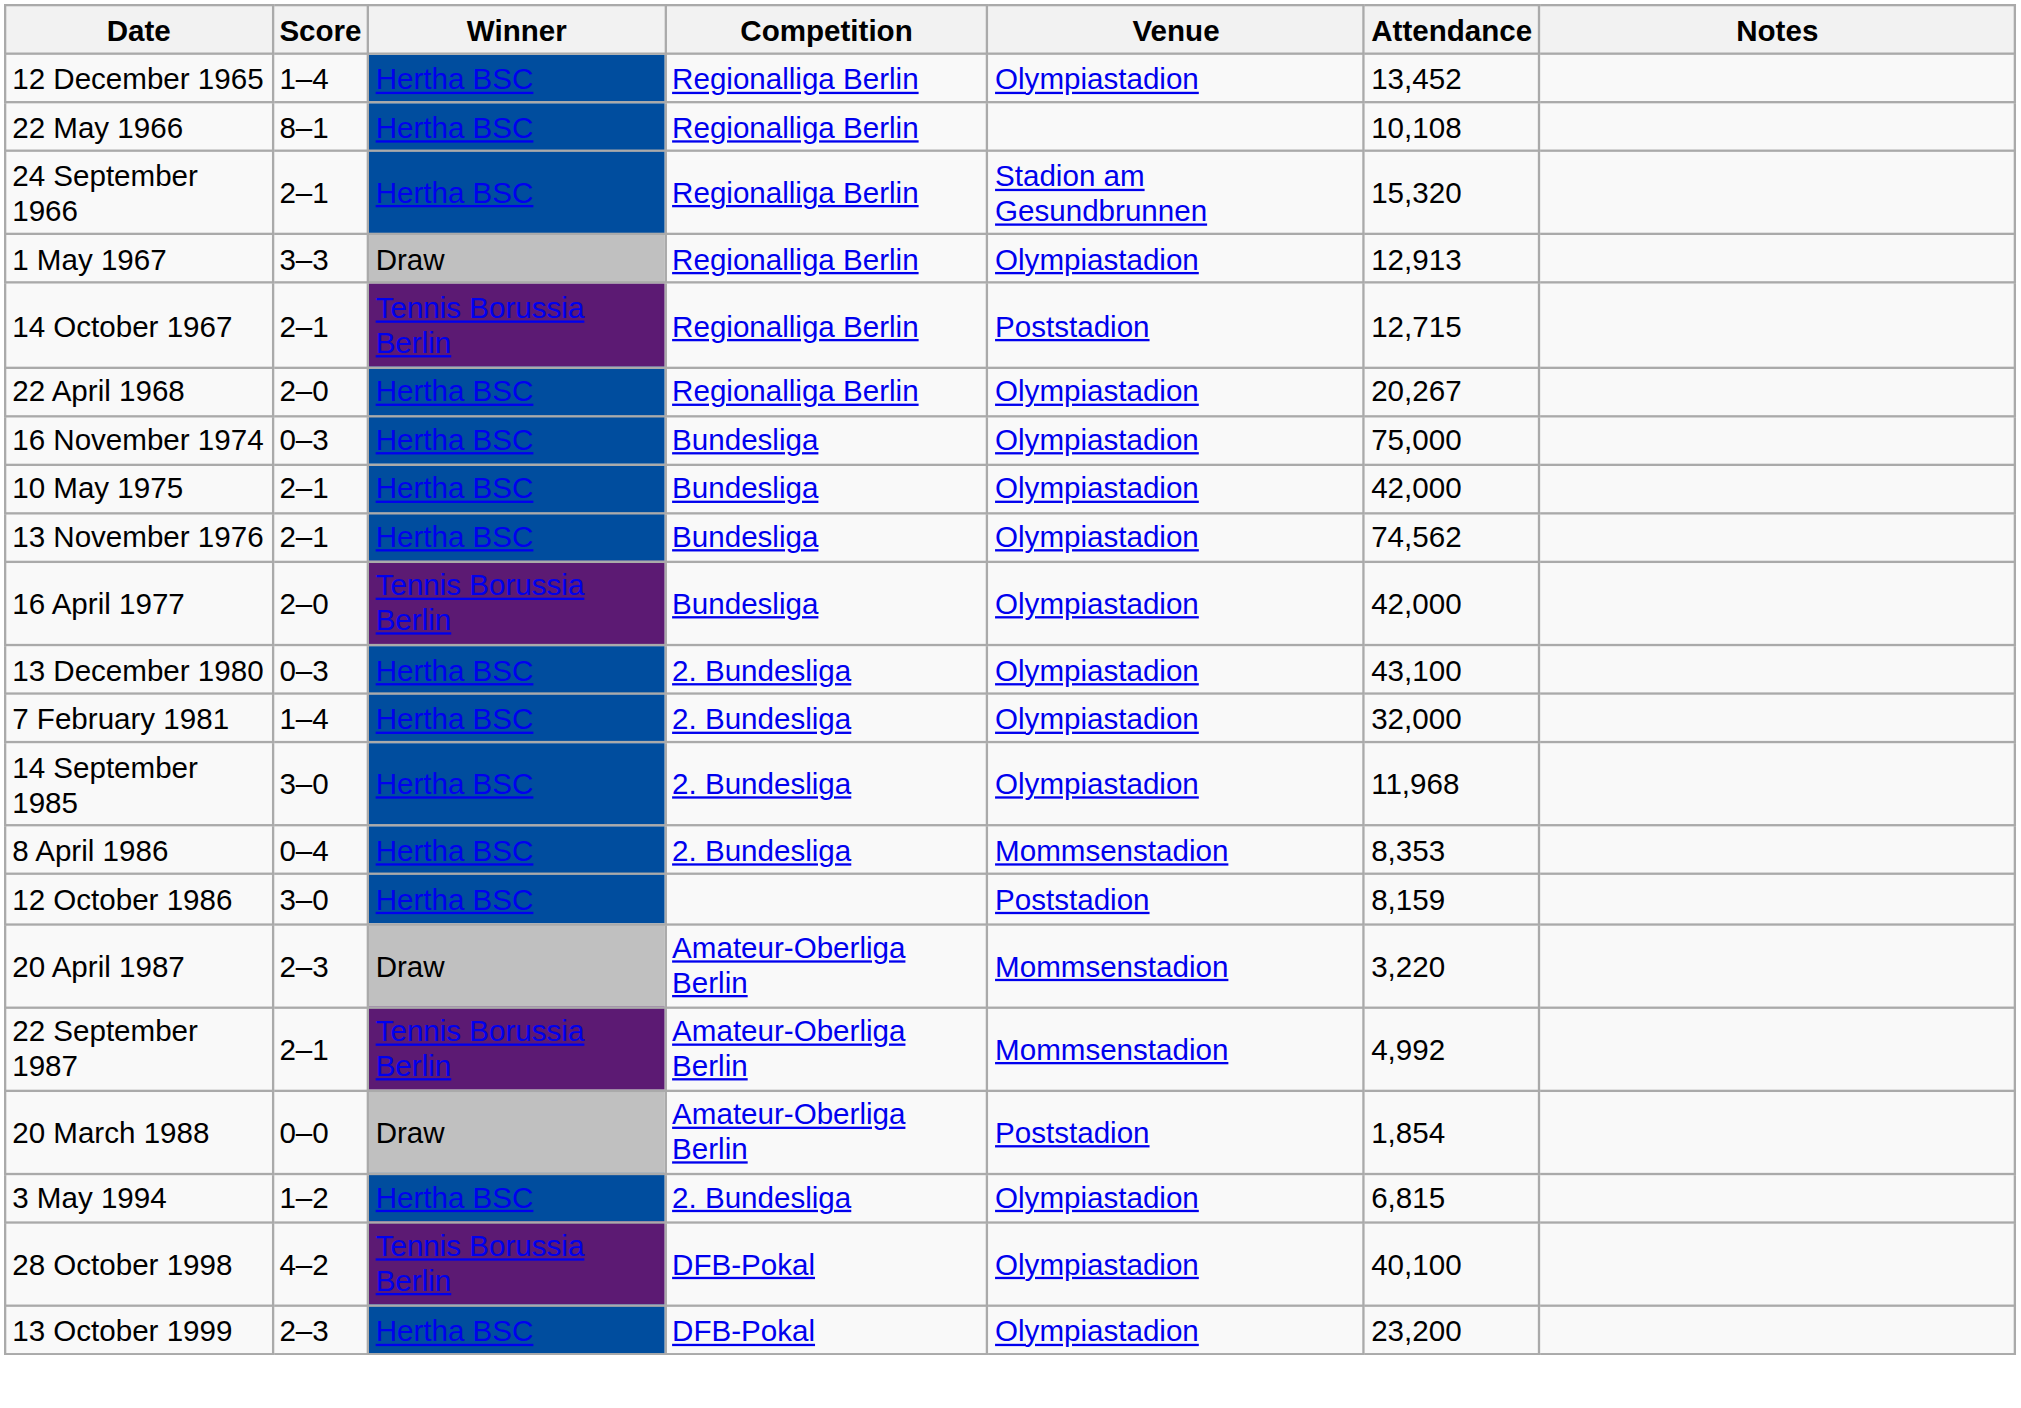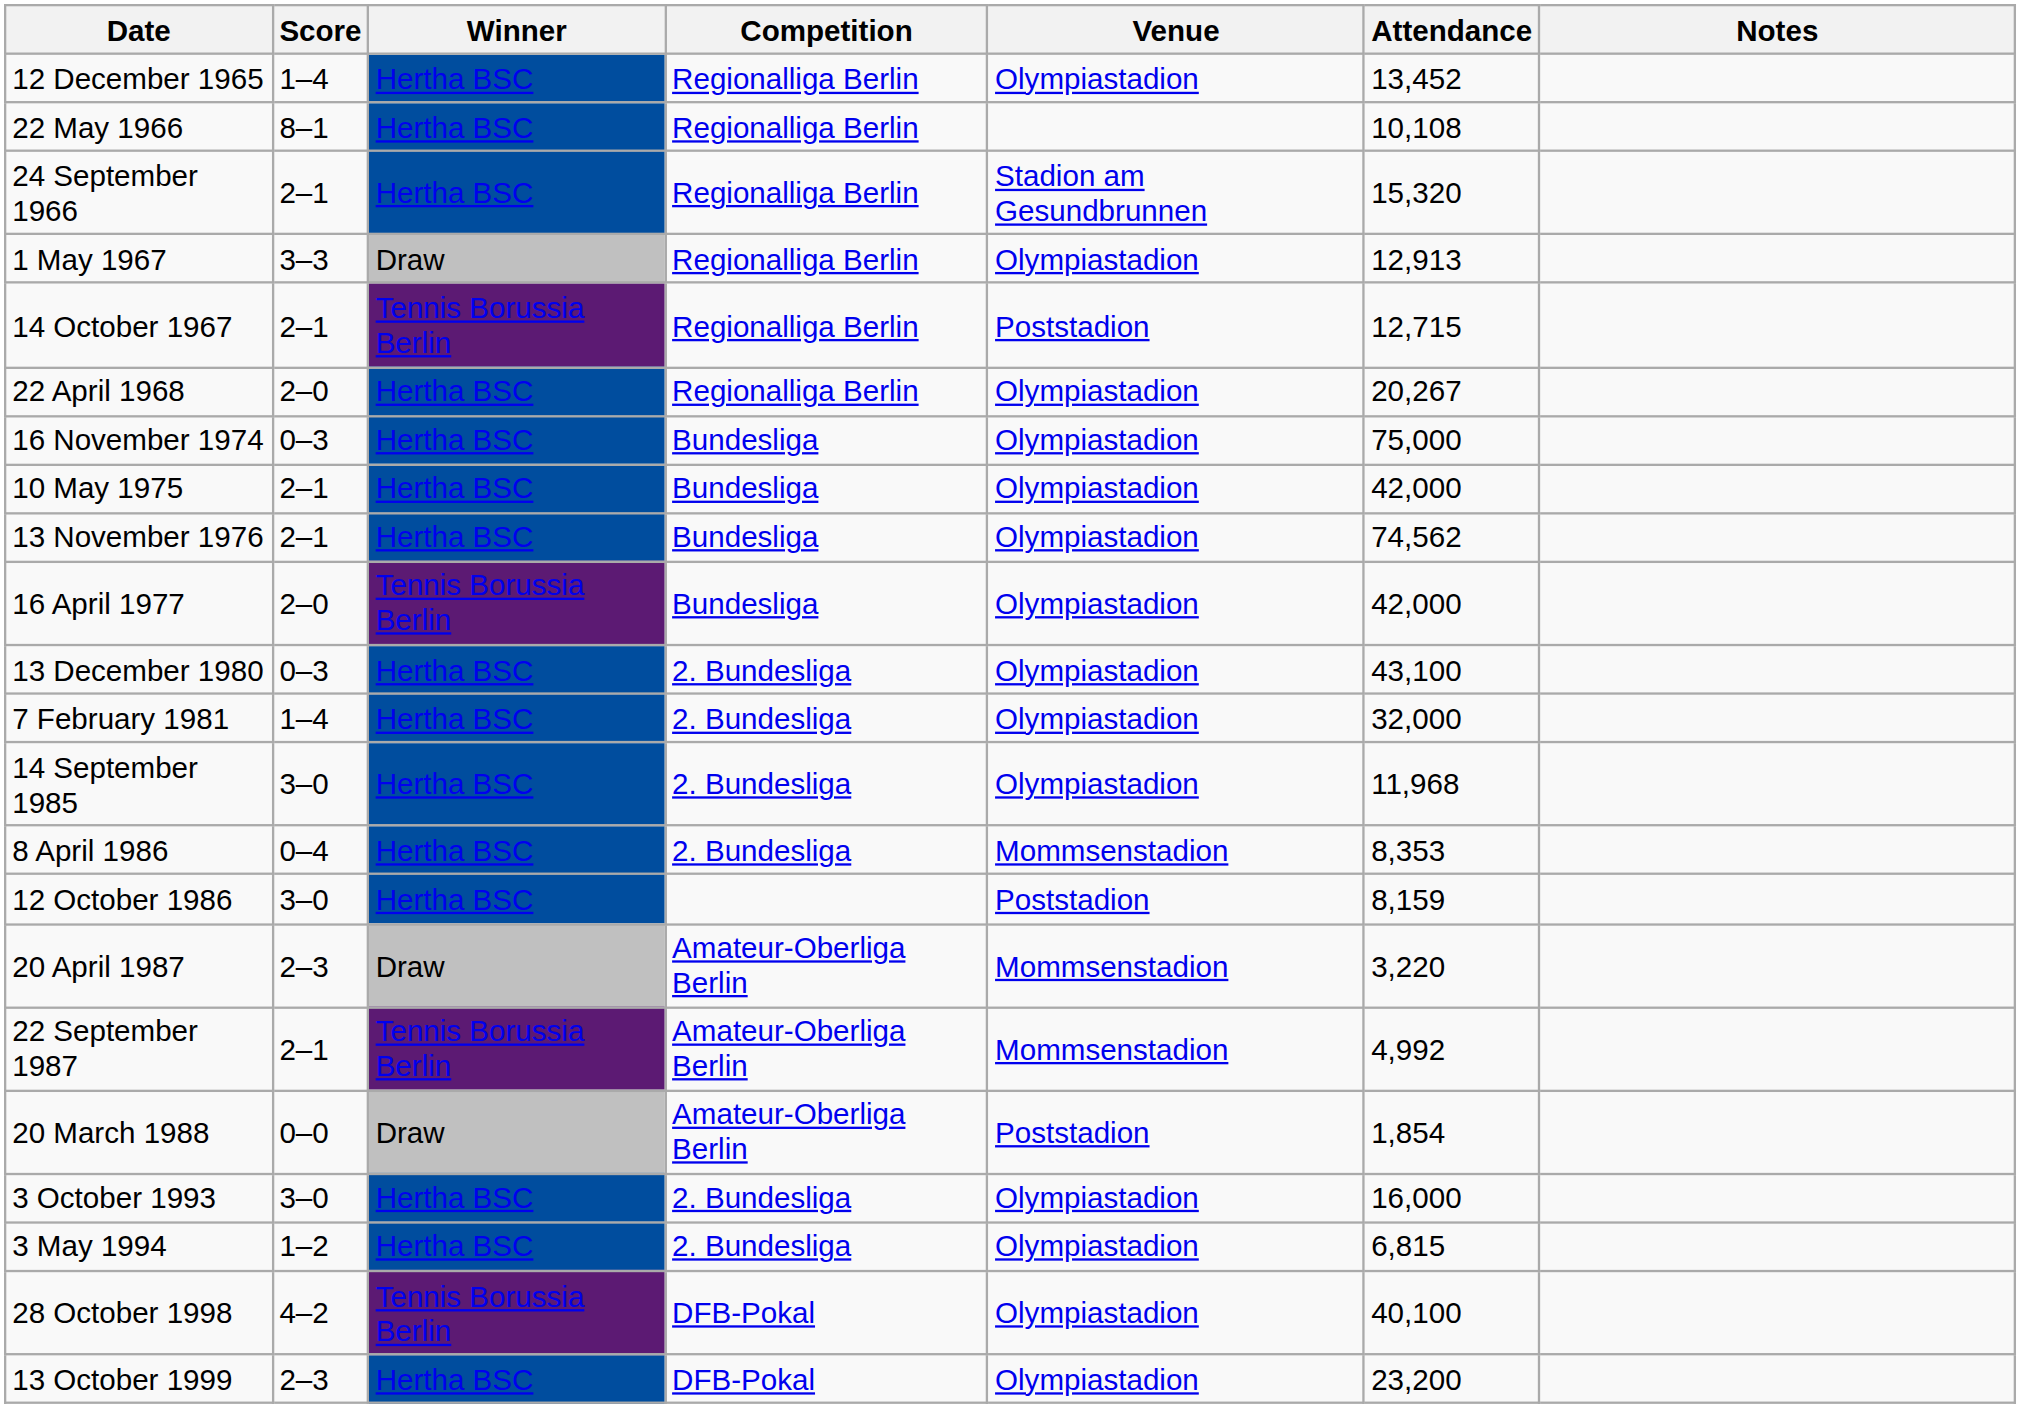+ row: (114, 1198)
